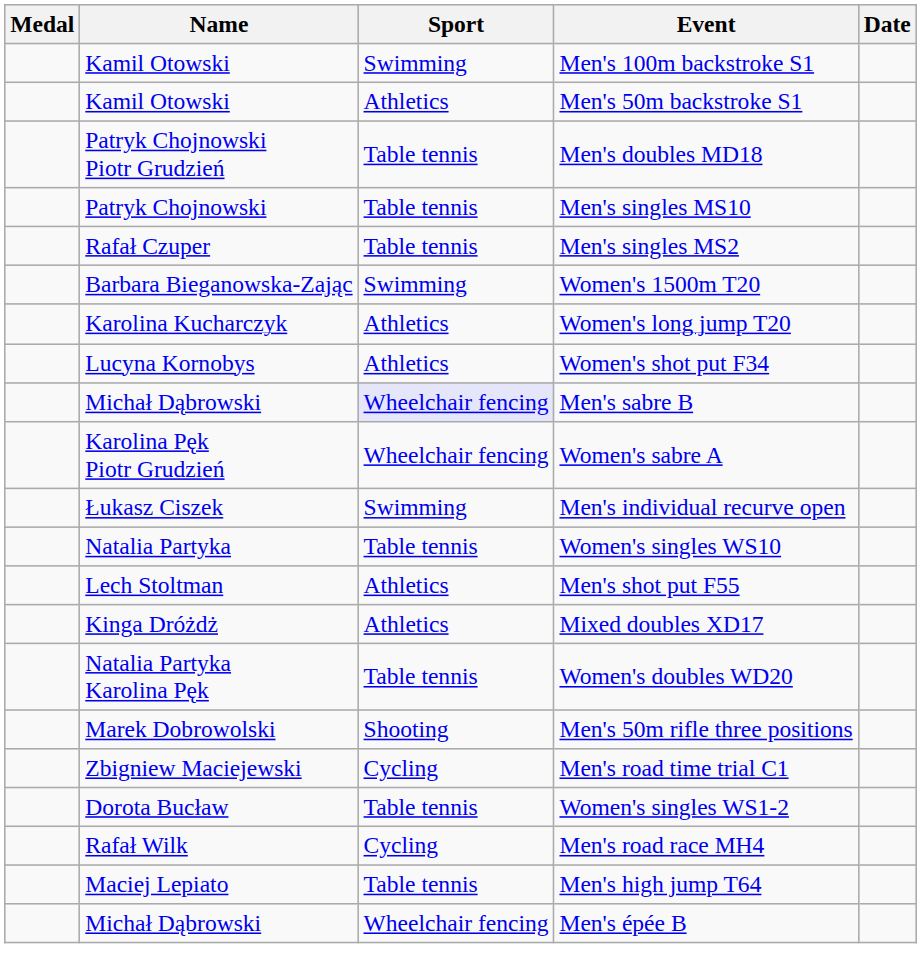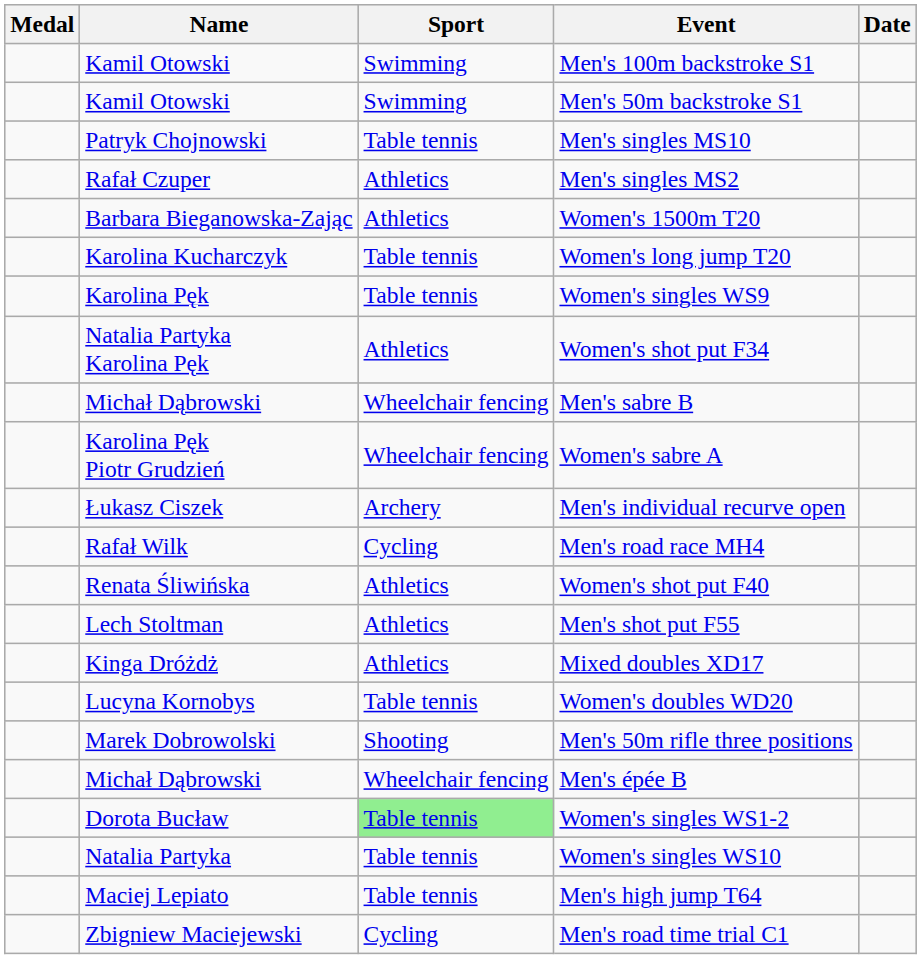(406, 101) Athletics -> (415, 101) Swimming
- row: (661, 154)
(421, 246) Table tennis -> (406, 179) Athletics
(415, 285) Swimming -> (406, 218) Athletics
(406, 323) Athletics -> (421, 257) Table tennis
+ row: (664, 296)
(170, 362) Lucyna Kornobys -> (158, 348) Natalia Partyka Karolina Pęk
(456, 401) lavender background -> (456, 401) no background
(415, 507) Swimming -> (402, 507) Archery
rows swapped: (670, 546) <-> (662, 845)
+ row: (664, 584)
(158, 676) Natalia Partyka Karolina Pęk -> (170, 701) Lucyna Kornobys
rows swapped: (674, 768) <-> (623, 923)
(421, 807) no background -> (421, 818) lightgreen background
